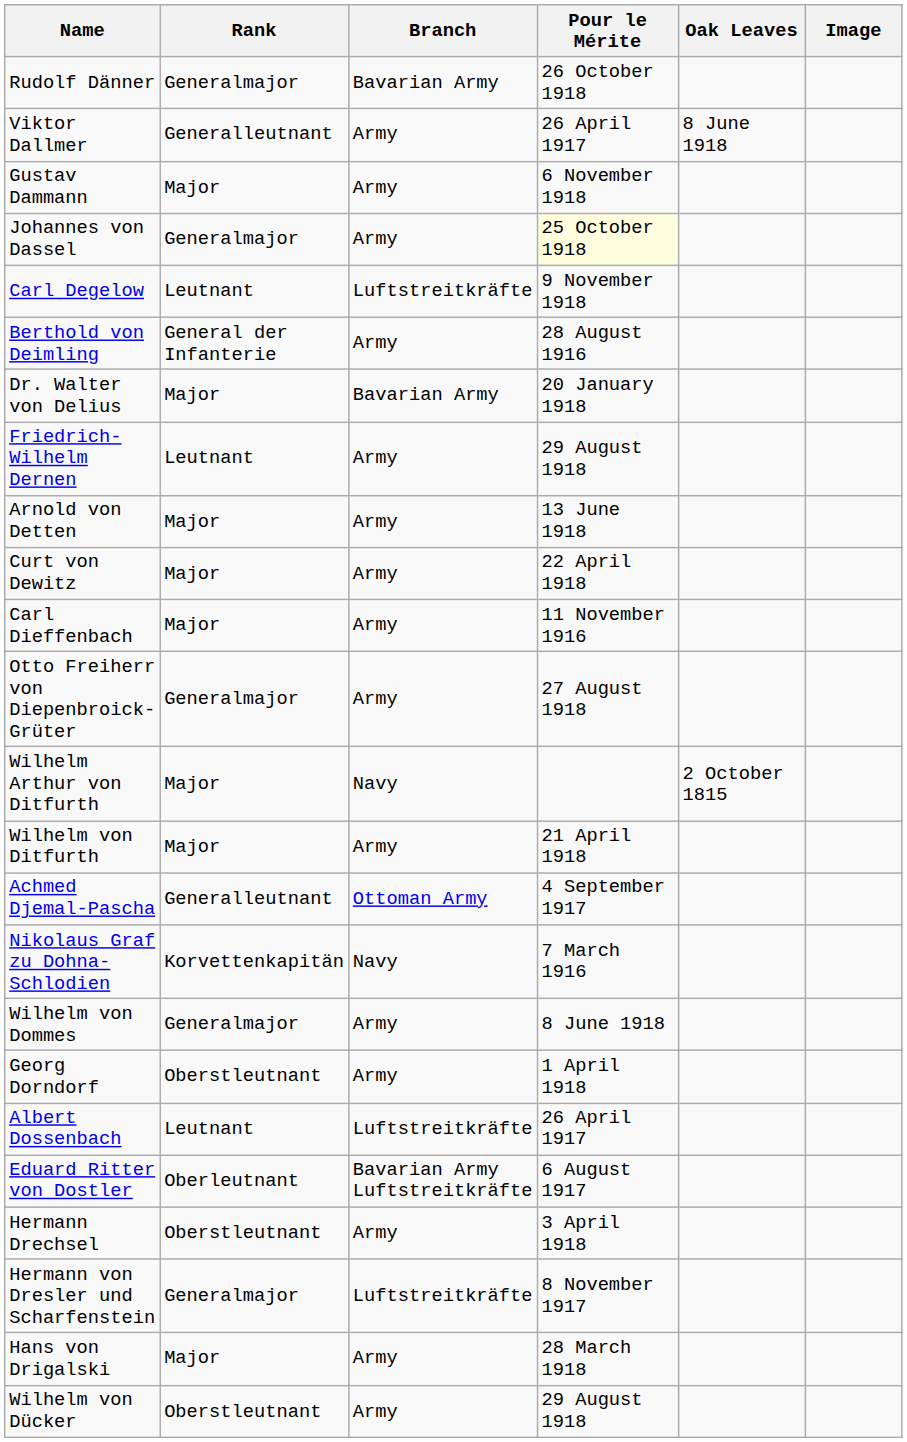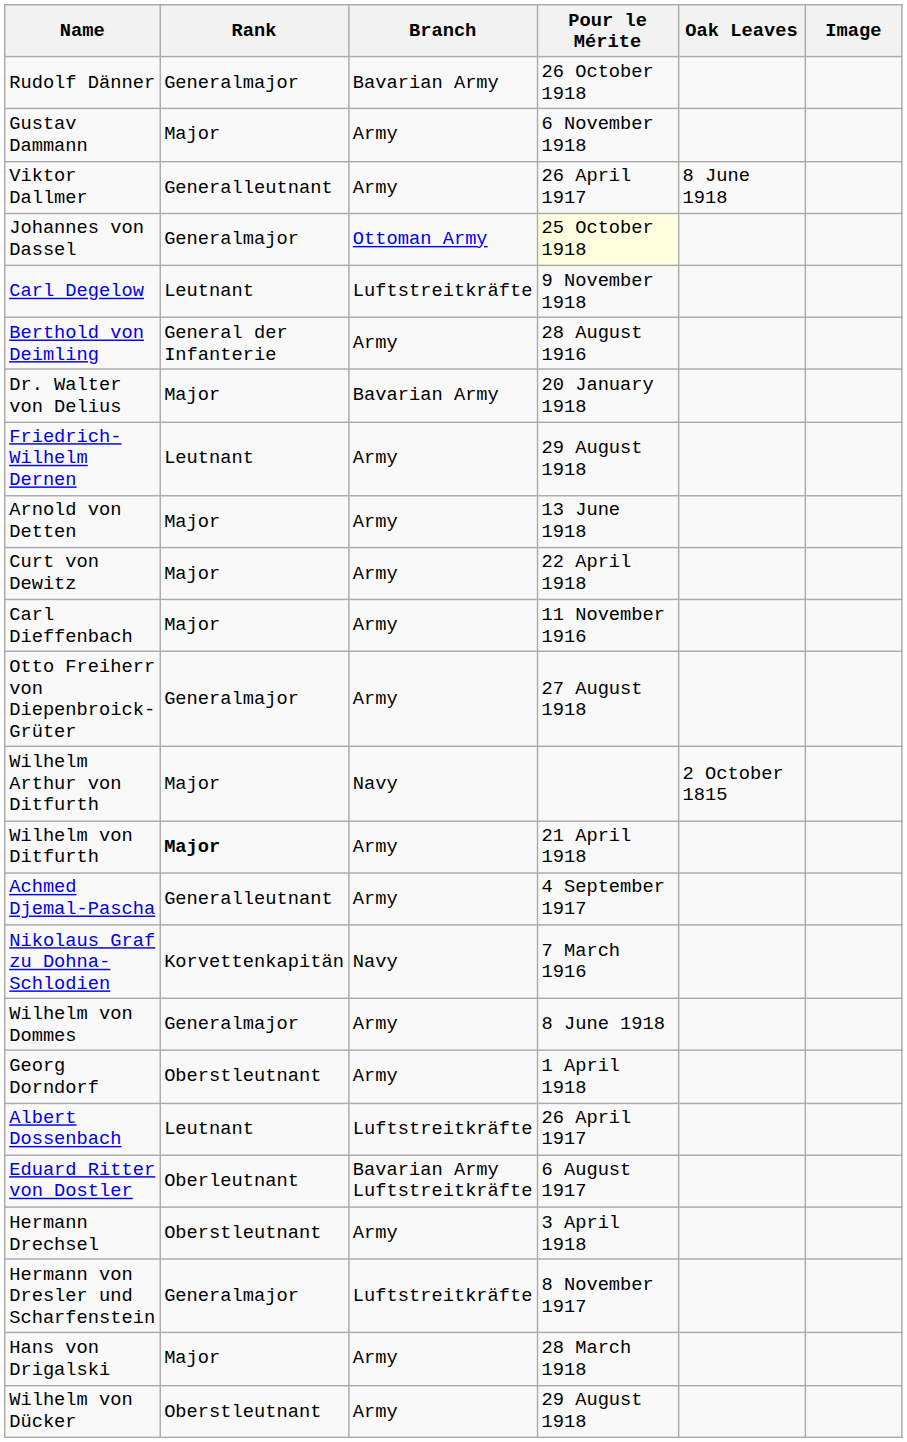rows swapped: (48, 135) <-> (48, 187)
(375, 239) Army -> (420, 239) Ottoman Army
(192, 847) normal -> (192, 847) bold
(420, 899) Ottoman Army -> (375, 899) Army
